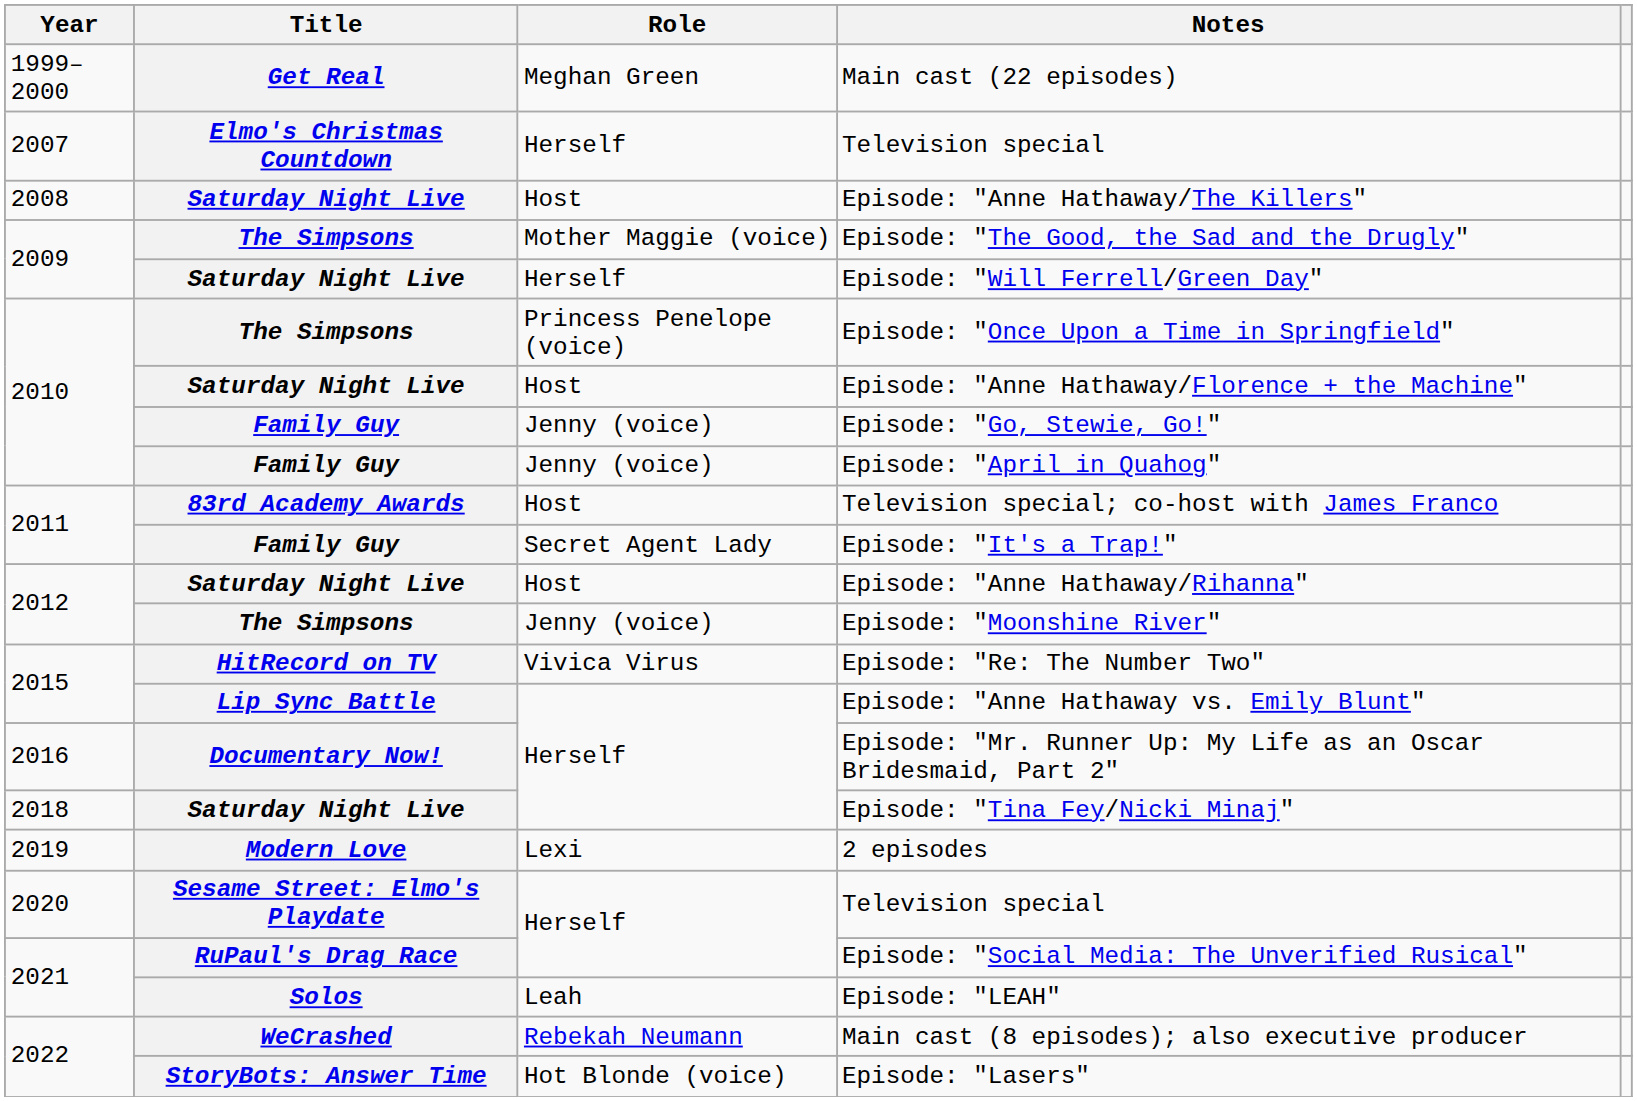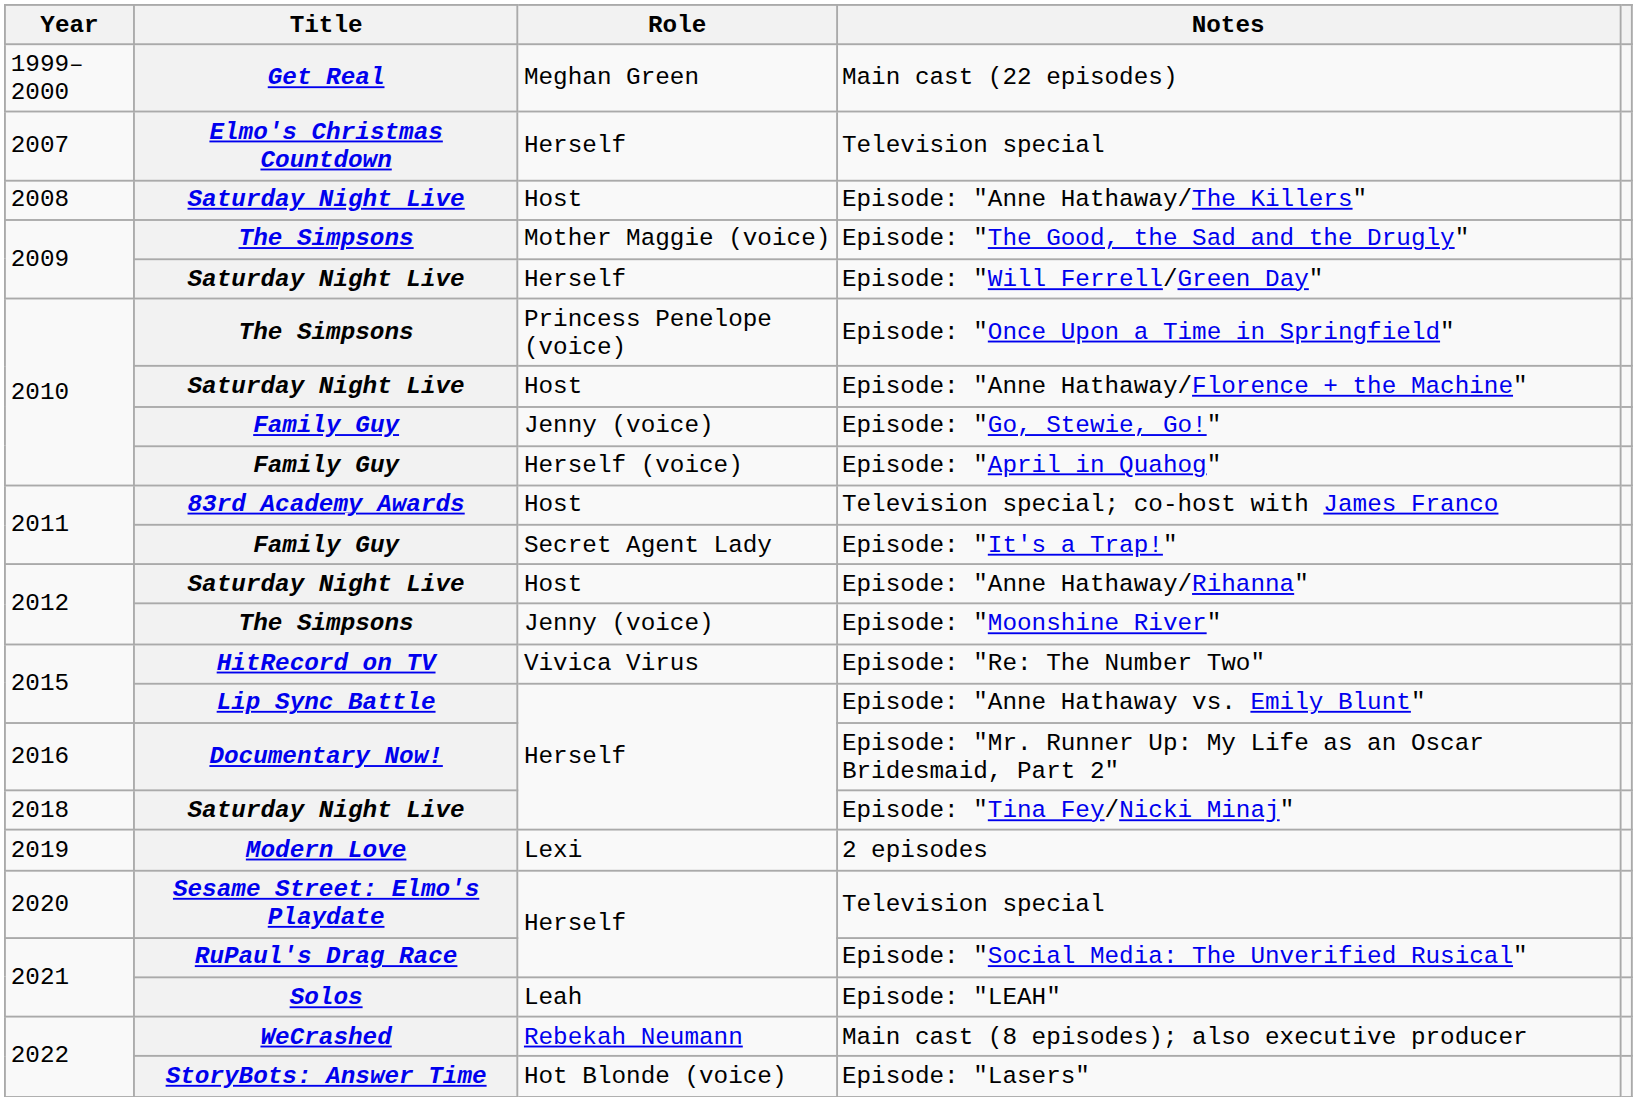(619, 465) Jenny (voice) -> (633, 465) Herself (voice)
